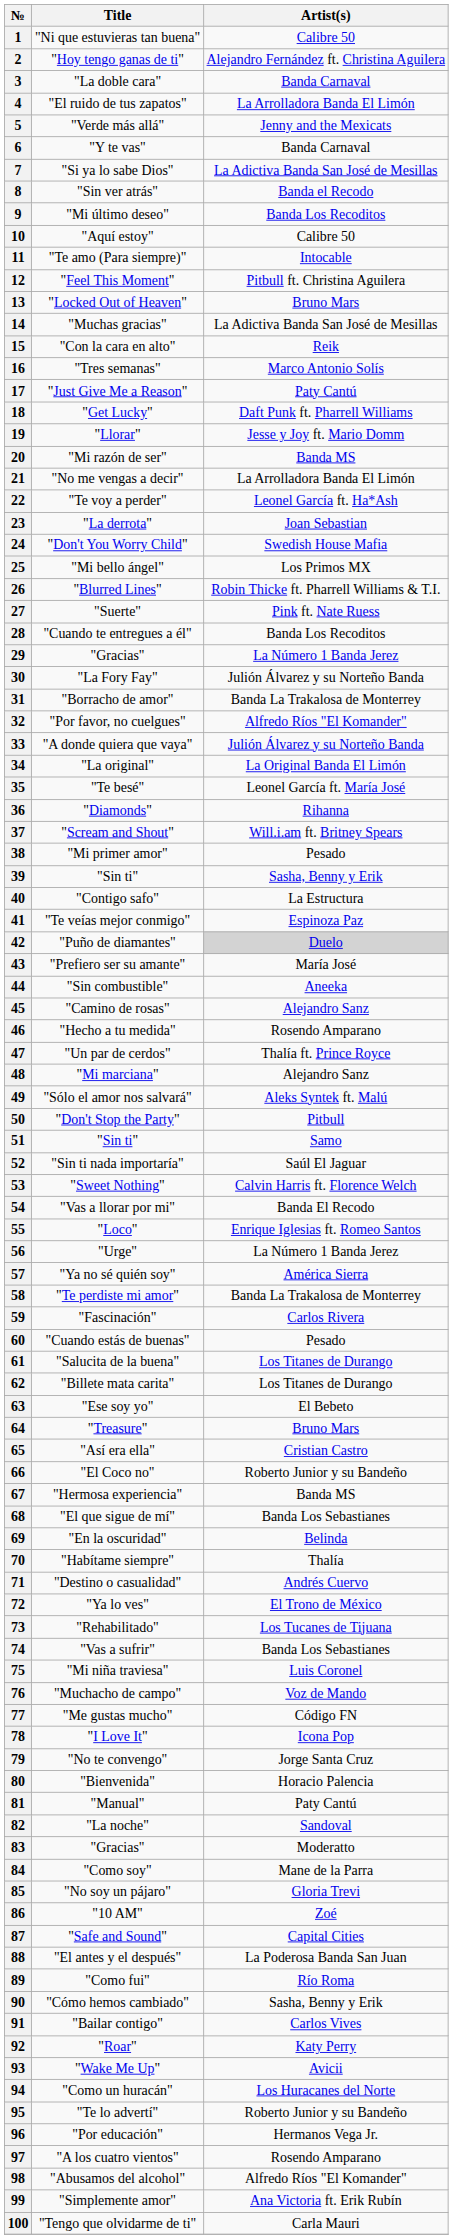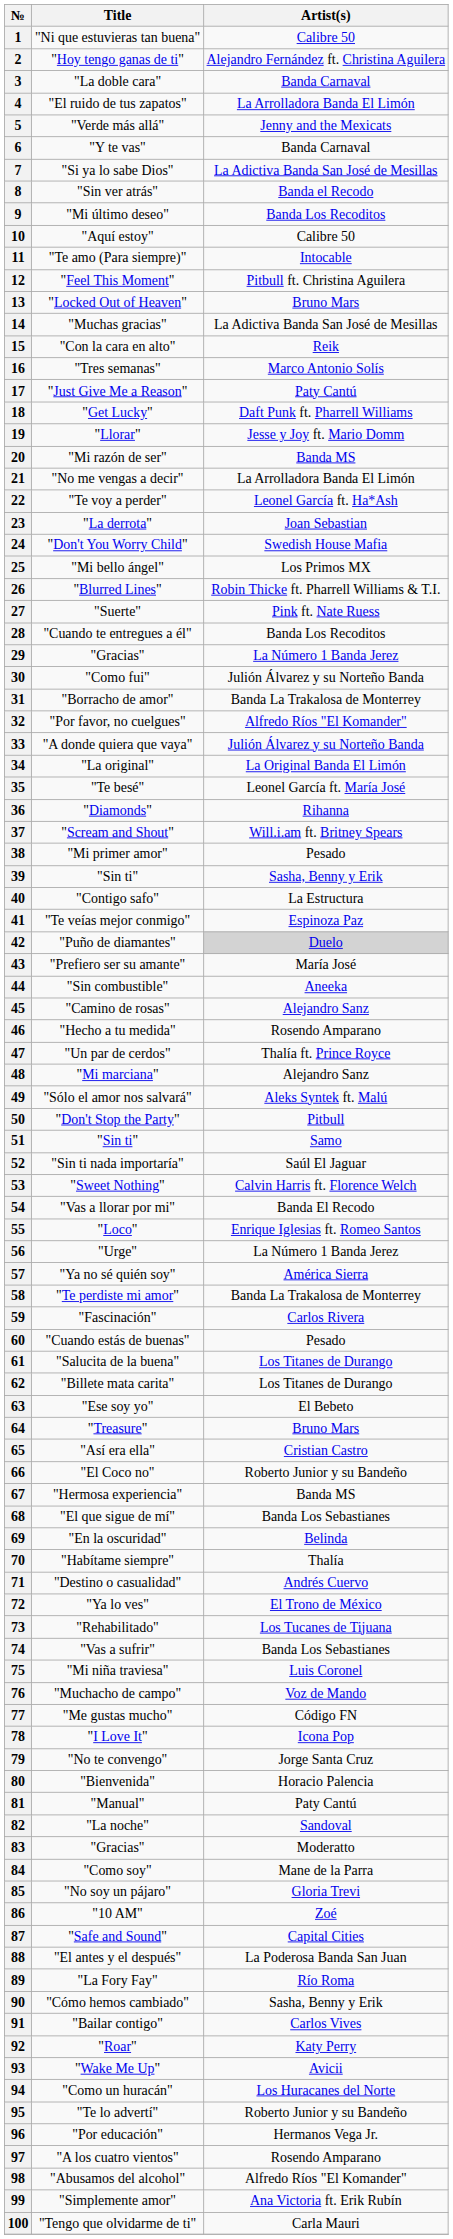(118, 677) "La Fory Fay" -> (118, 677) "Como fui"
(118, 1980) "Como fui" -> (118, 1980) "La Fory Fay"
